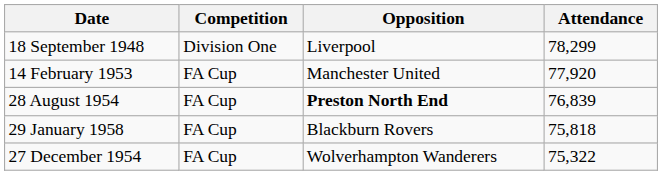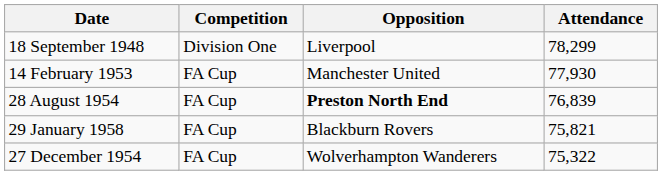(572, 73) 77,920 -> (572, 73) 77,930
(572, 128) 75,818 -> (572, 128) 75,821
